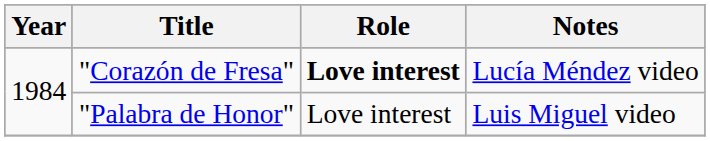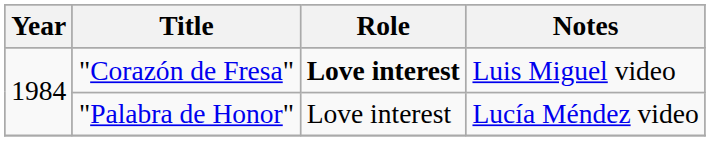(586, 69) Lucía Méndez video -> (574, 69) Luis Miguel video
(574, 113) Luis Miguel video -> (586, 113) Lucía Méndez video
